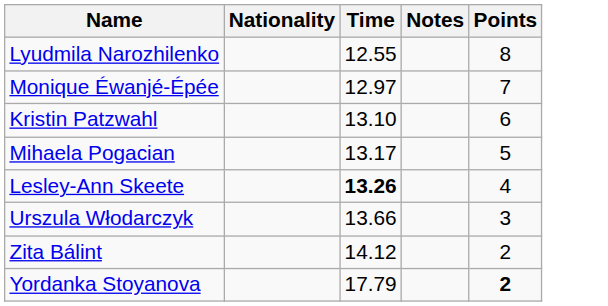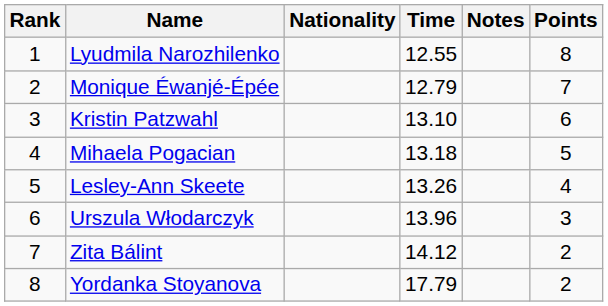+ column: (35, 20)
(371, 86) 12.97 -> (431, 86) 12.79
(371, 152) 13.17 -> (431, 152) 13.18
(371, 185) bold -> (431, 185) normal
(371, 218) 13.66 -> (431, 218) 13.96
(505, 284) bold -> (566, 284) normal
